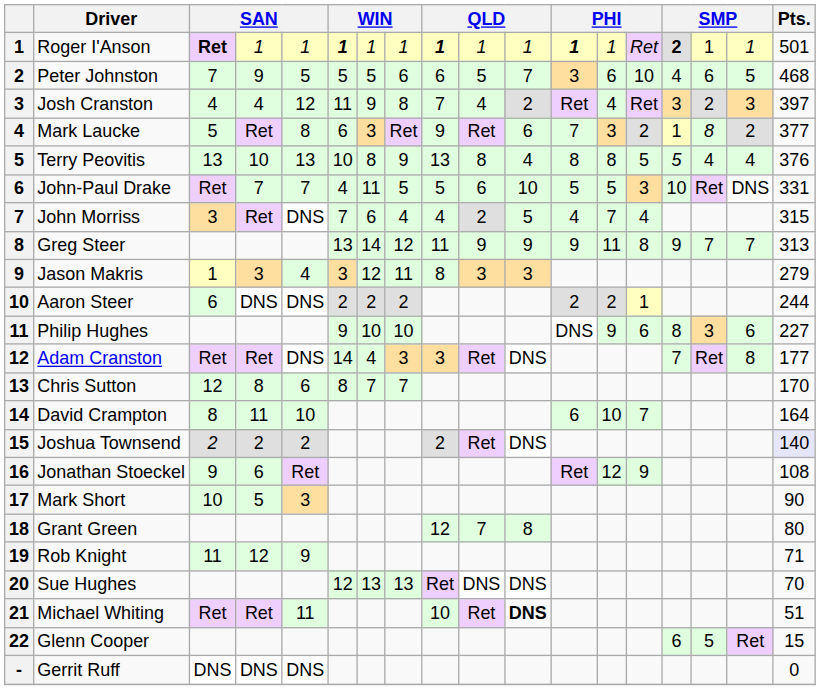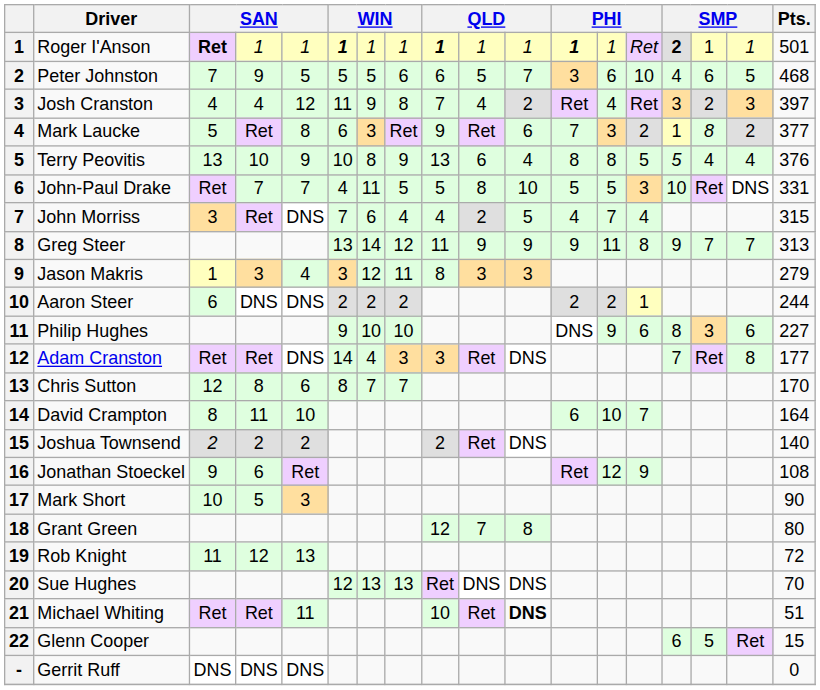(305, 160) 13 -> (305, 160) 9
(481, 160) 8 -> (481, 160) 6
(481, 188) 6 -> (481, 188) 8
(794, 443) lavender background -> (794, 443) no background
(305, 556) 9 -> (305, 556) 13
(794, 556) 71 -> (794, 556) 72
